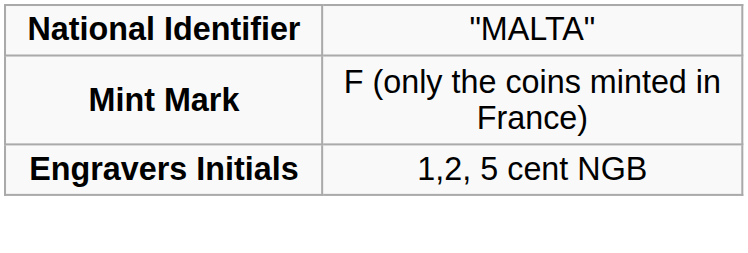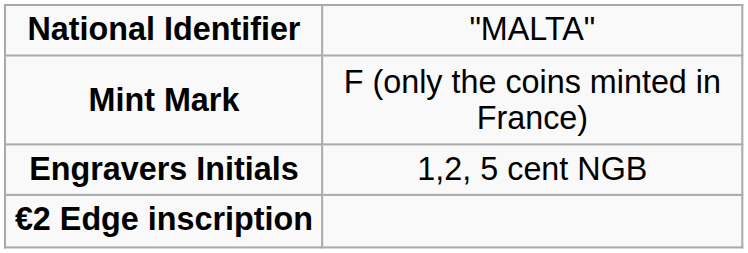+ row: (164, 220)
